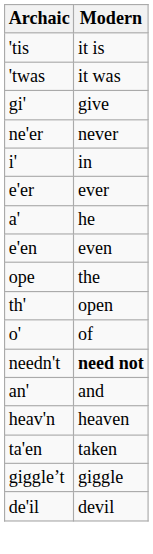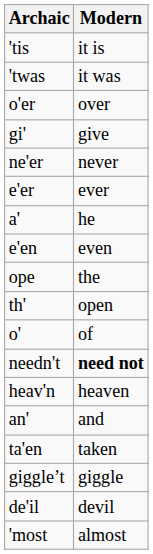+ row: (22, 104)
- row: (13, 162)
rows swapped: (32, 420) <-> (19, 391)
+ row: (28, 534)
